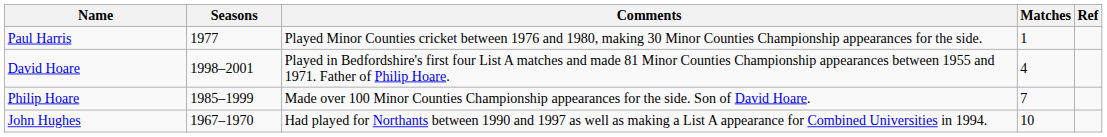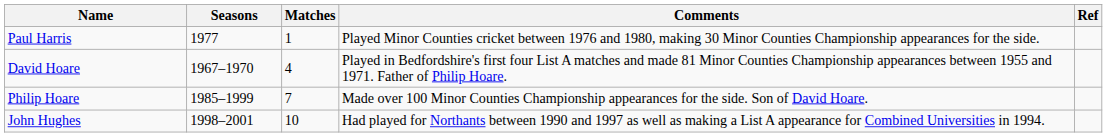columns swapped: (1046, 15) <-> (649, 15)
(222, 68) 1998–2001 -> (222, 68) 1967–1970
(222, 120) 1967–1970 -> (222, 120) 1998–2001
